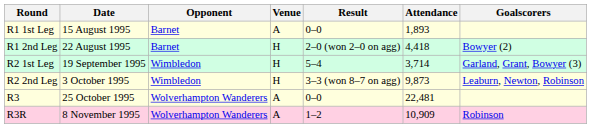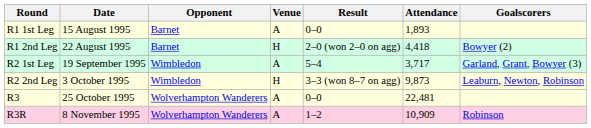(276, 64) H -> (276, 64) A
(417, 64) 3,714 -> (417, 64) 3,717
